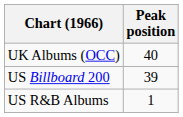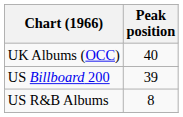(151, 100) 1 -> (151, 100) 8
